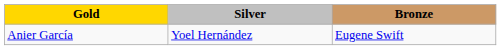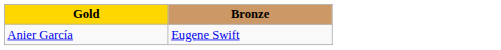- column: (250, 14)
